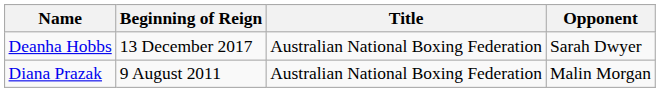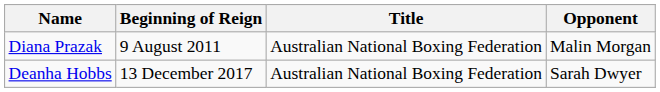rows swapped: (55, 73) <-> (60, 45)
